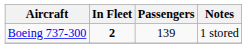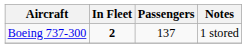(166, 33) 139 -> (166, 33) 137
